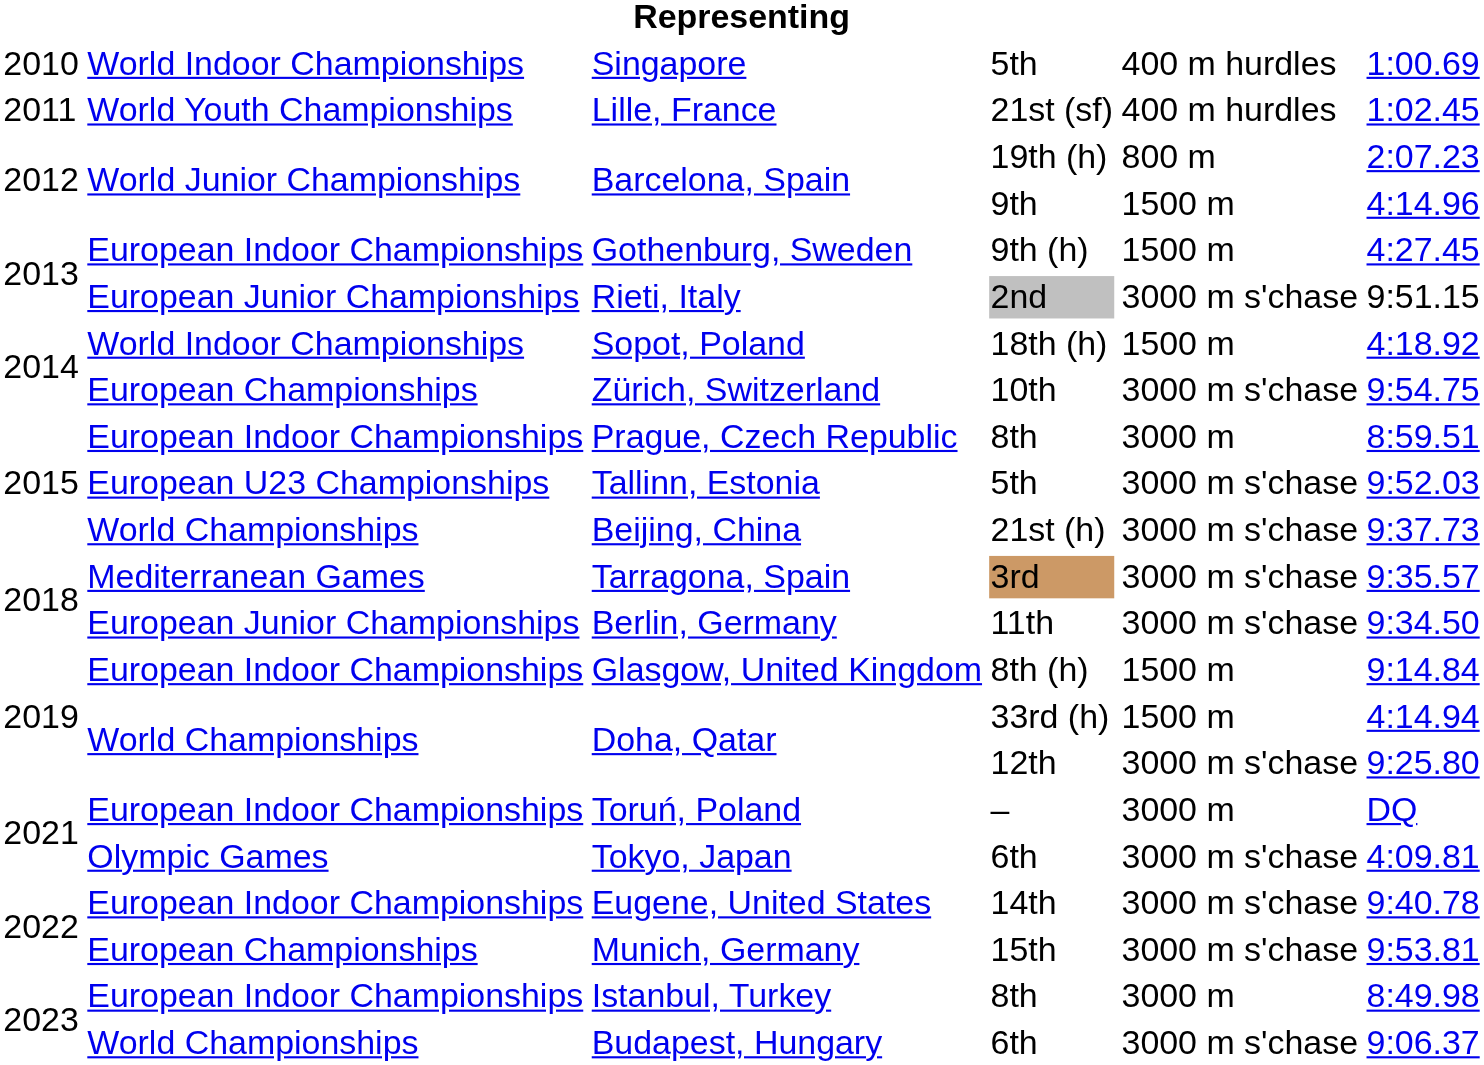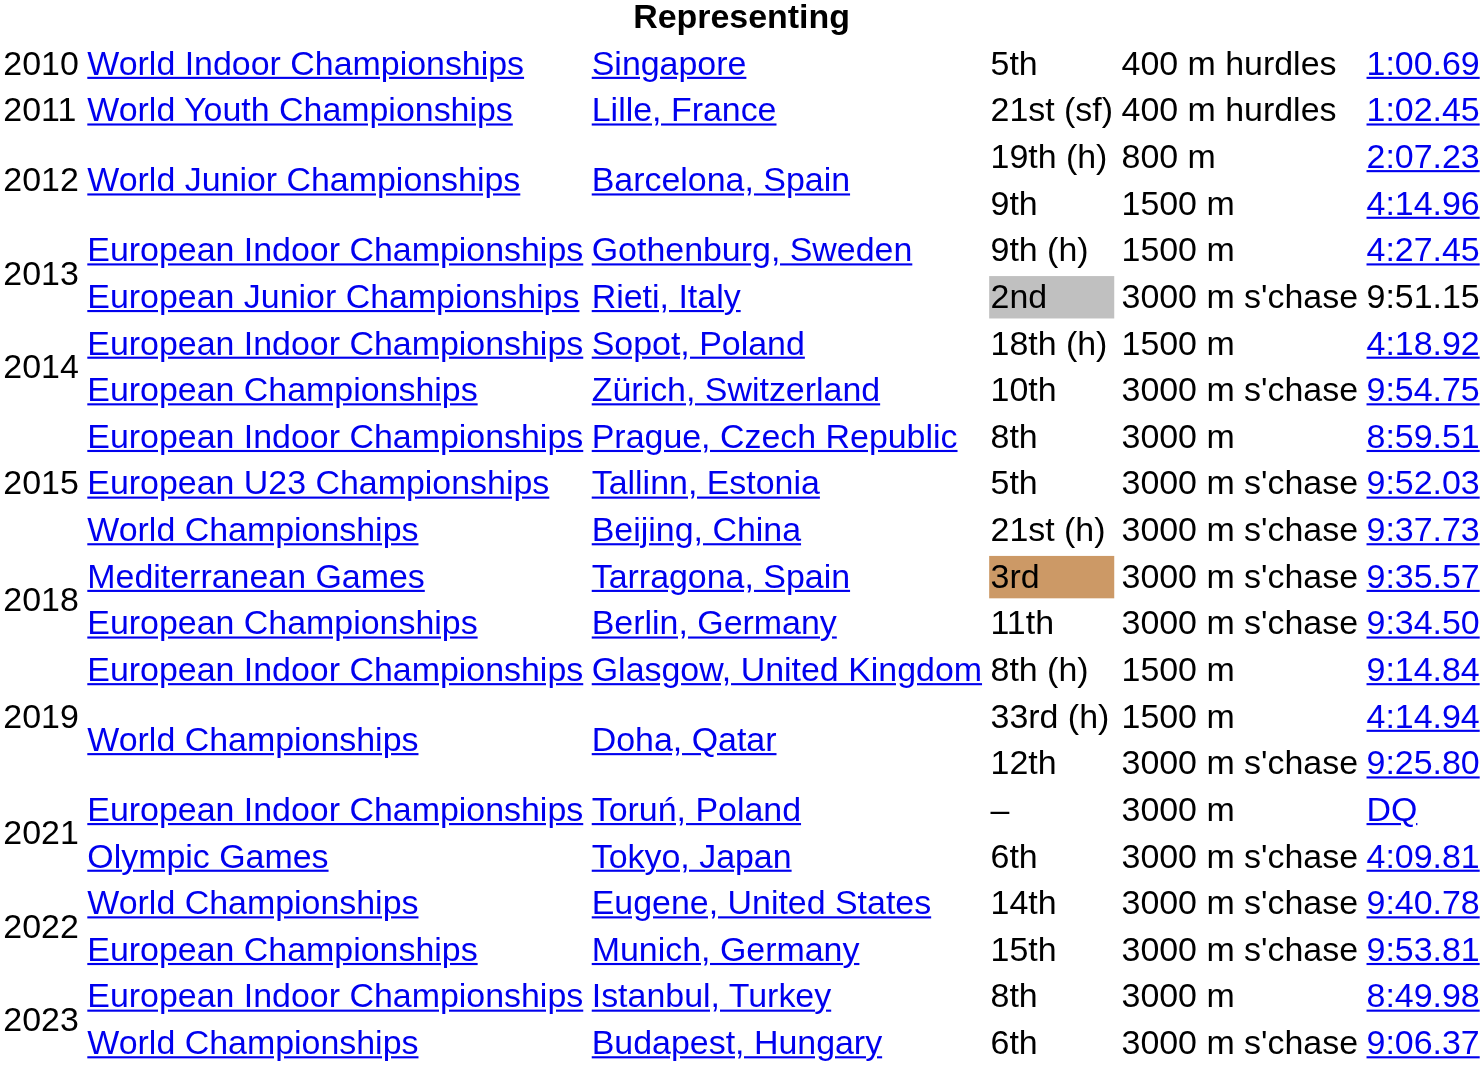(306, 343) World Indoor Championships -> (335, 343) European Indoor Championships
(333, 623) European Junior Championships -> (282, 623) European Championships
(335, 903) European Indoor Championships -> (253, 903) World Championships
